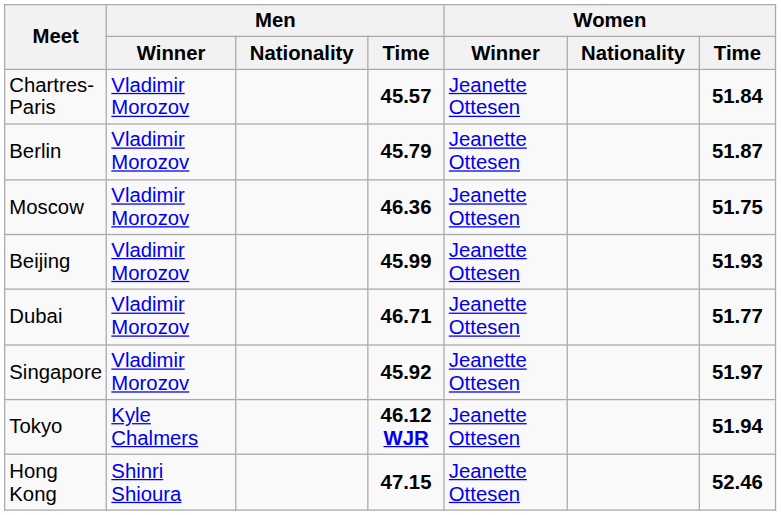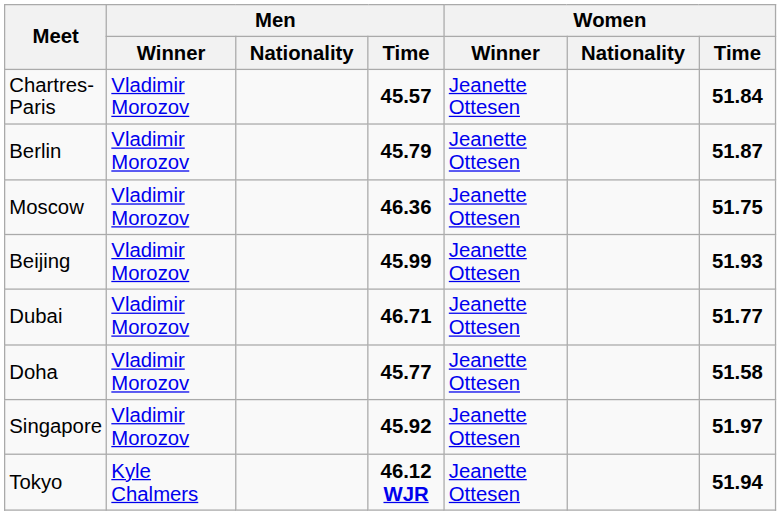+ row: (34, 371)
- row: (34, 482)
